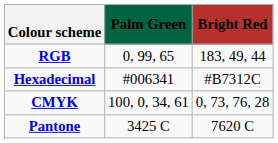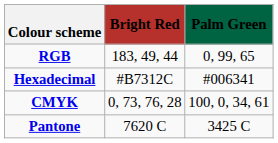columns swapped: (233, 24) <-> (148, 24)
